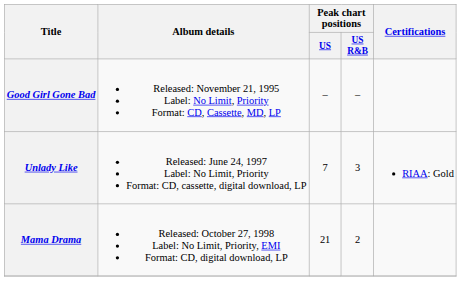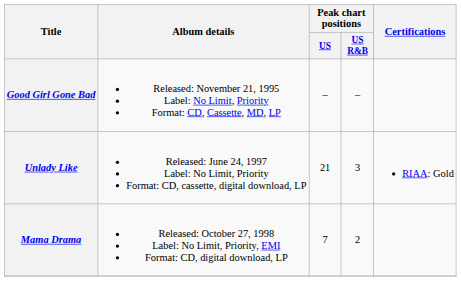(325, 167) 7 -> (325, 167) 21
(325, 240) 21 -> (325, 240) 7
